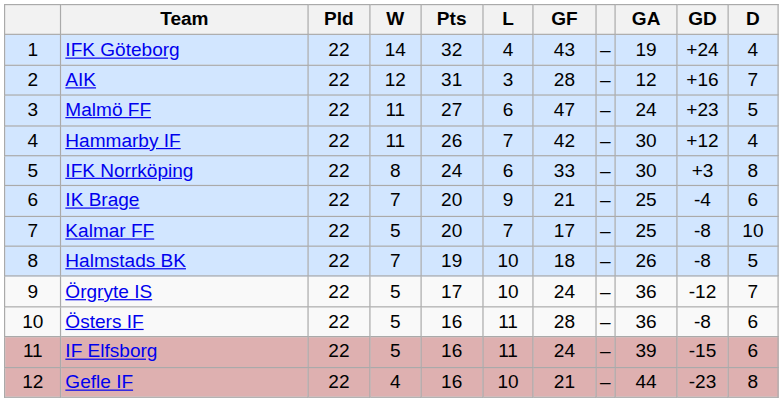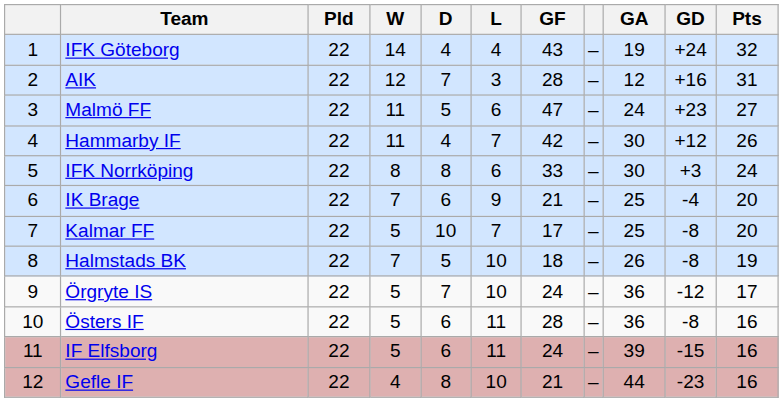columns swapped: (753, 19) <-> (452, 19)
